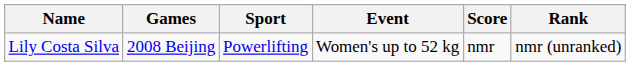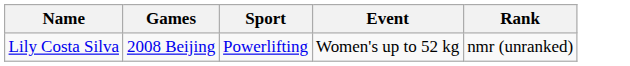- column: (487, 18)
